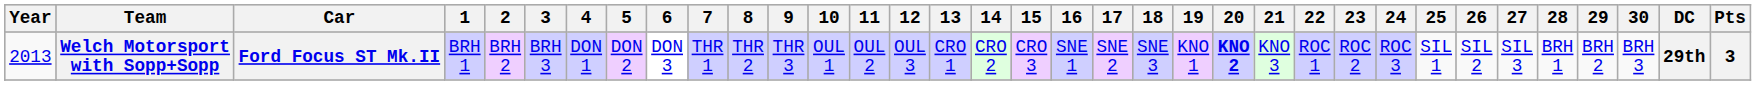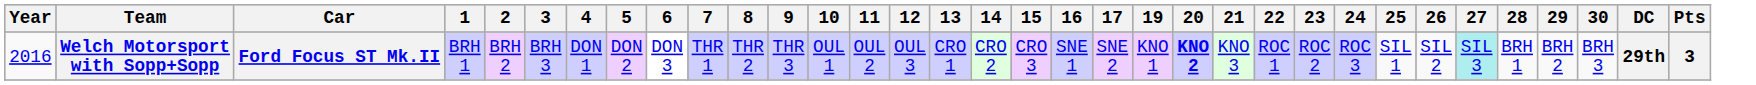- column: (1153, 19)
(30, 56) 2013 -> (30, 56) 2016
(1517, 56) no background -> (1477, 56) paleturquoise background
